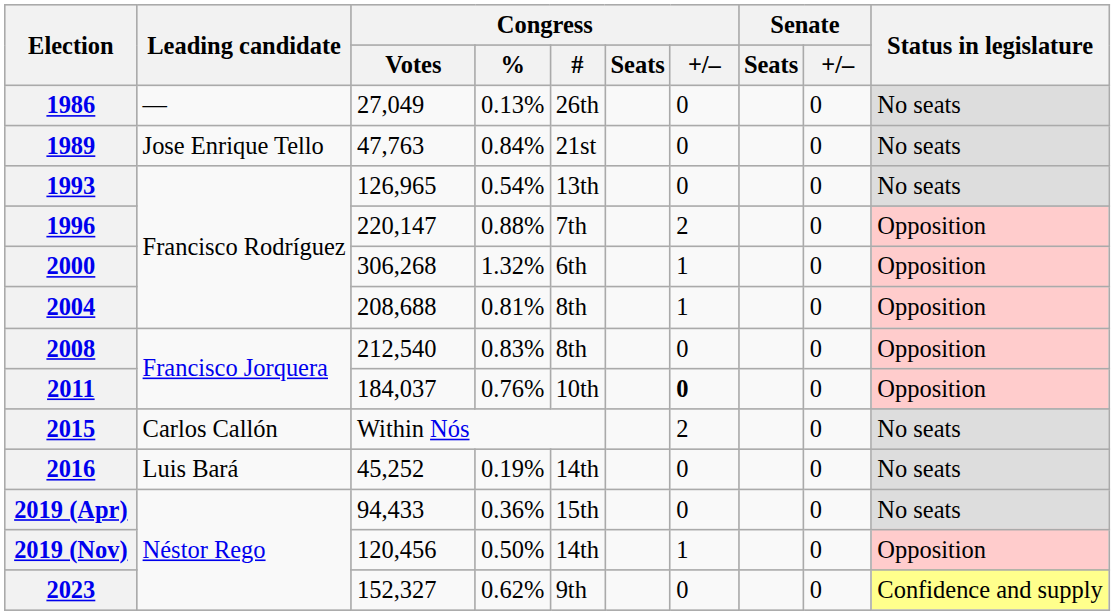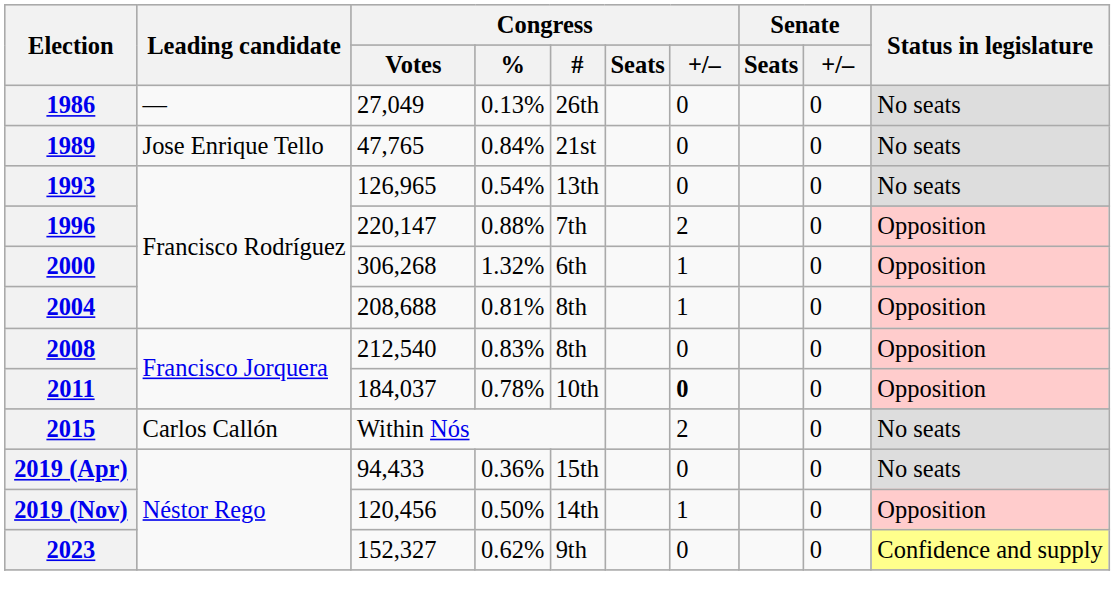(391, 145) 47,763 -> (391, 145) 47,765
(513, 388) 0.76% -> (513, 388) 0.78%
- row: (71, 468)
